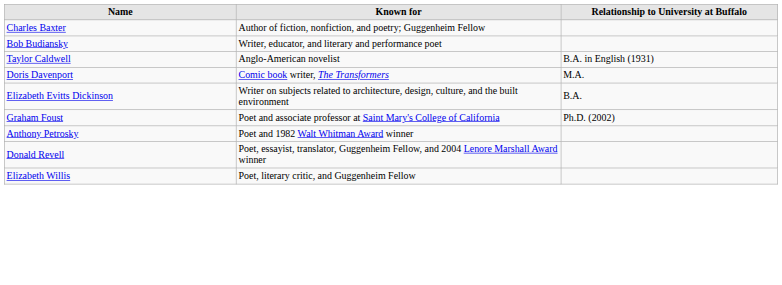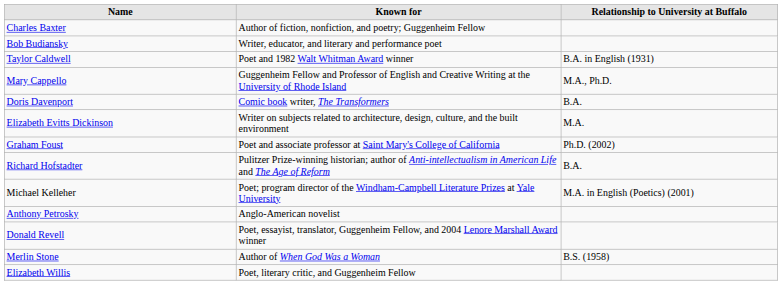(289, 59) Anglo-American novelist -> (326, 59) Poet and 1982 Walt Whitman Award winner
+ row: (36, 80)
(574, 75) M.A. -> (573, 102) B.A.
(573, 96) B.A. -> (574, 123) M.A.
+ row: (44, 166)
+ row: (41, 193)
(326, 133) Poet and 1982 Walt Whitman Award winner -> (289, 214) Anglo-American novelist
+ row: (33, 256)
